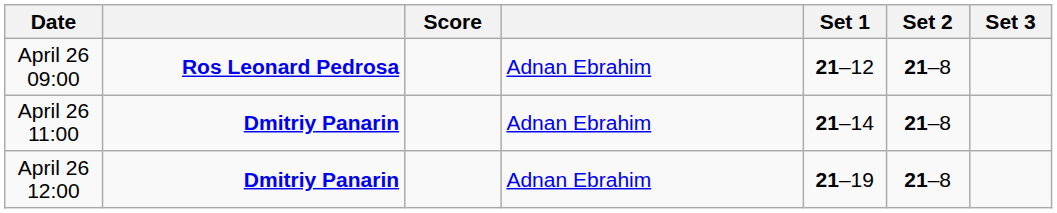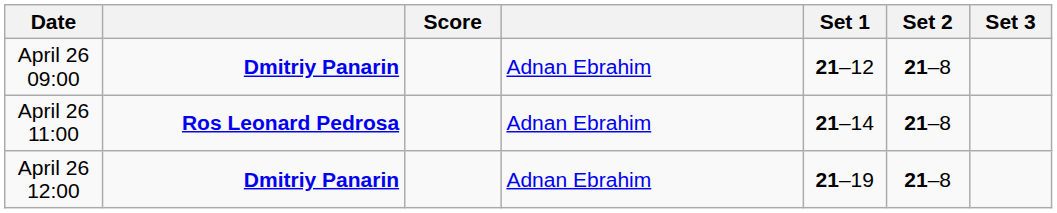(291, 67) Ros Leonard Pedrosa -> (321, 67) Dmitriy Panarin
(321, 123) Dmitriy Panarin -> (291, 123) Ros Leonard Pedrosa
